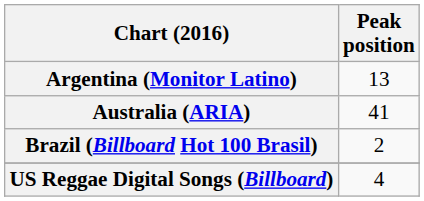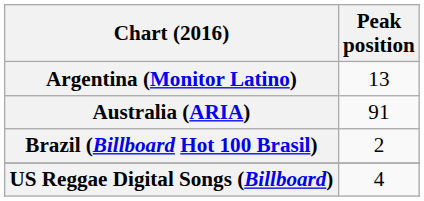(379, 111) 41 -> (379, 111) 91
